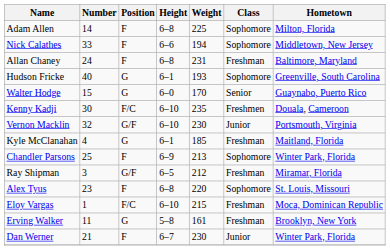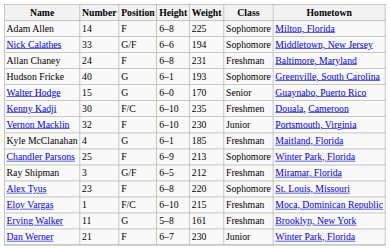(124, 44) F -> (129, 44) G/F
(129, 124) G/F -> (124, 124) F
